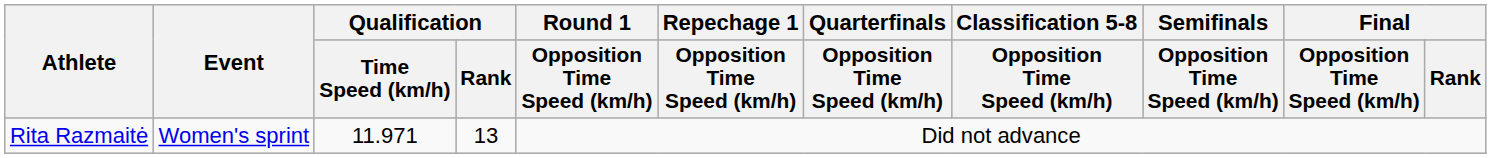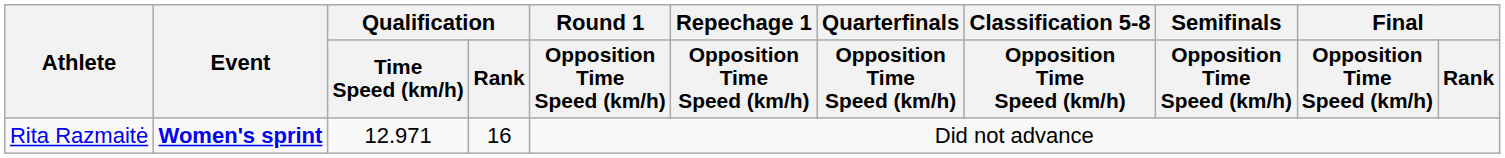(234, 136) normal -> (240, 136) bold
(385, 136) 11.971 -> (398, 136) 12.971
(486, 136) 13 -> (499, 136) 16
